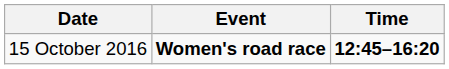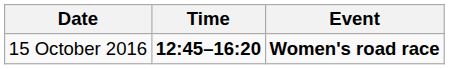columns swapped: (387, 19) <-> (241, 19)
